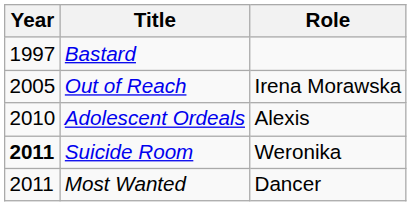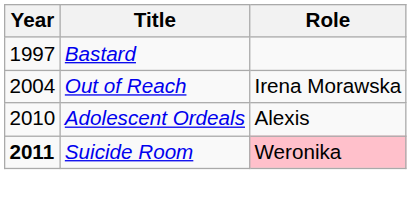(32, 86) 2005 -> (32, 86) 2004
(298, 151) no background -> (298, 151) pink background
- row: (125, 184)
